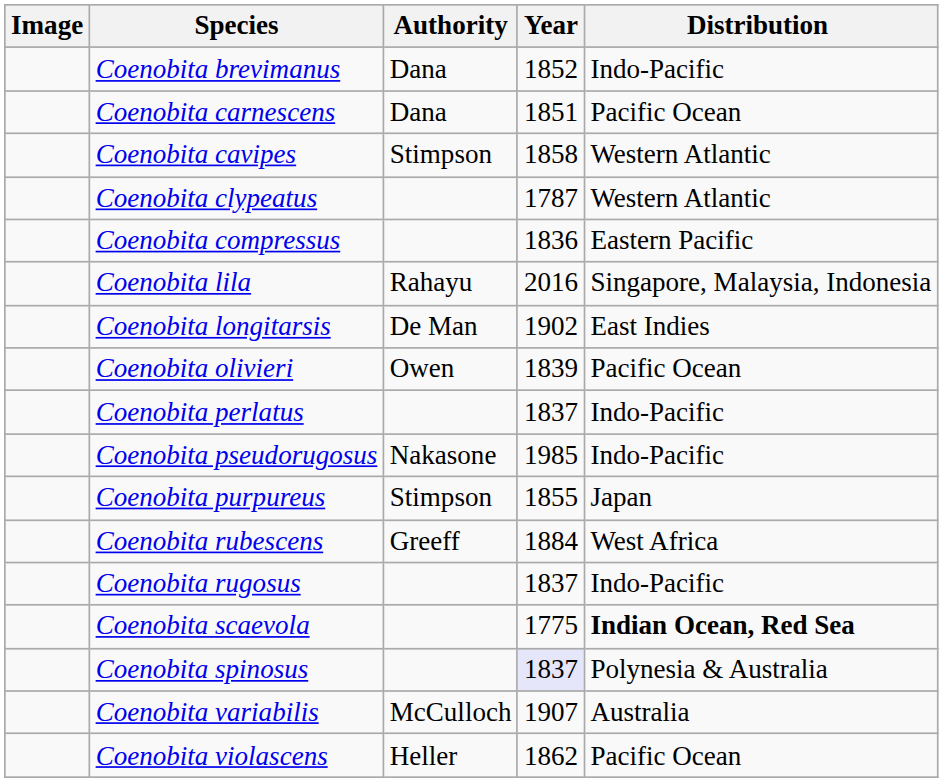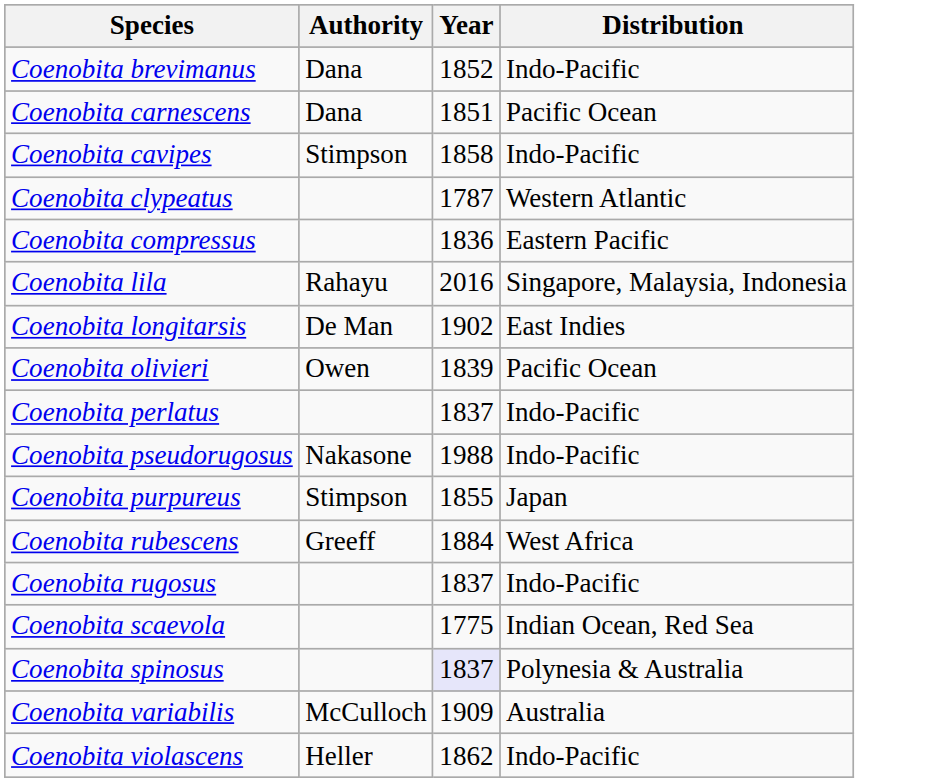- column: (47, 25)
(681, 154) Western Atlantic -> (573, 154) Indo-Pacific
(551, 454) 1985 -> (466, 454) 1988
(723, 626) bold -> (630, 626) normal
(551, 712) 1907 -> (466, 712) 1909
(666, 754) Pacific Ocean -> (573, 754) Indo-Pacific
